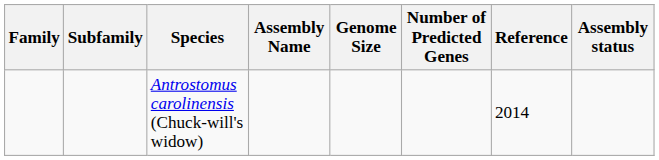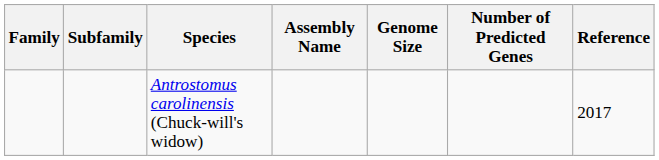- column: (613, 37)
(512, 112) 2014 -> (594, 112) 2017
